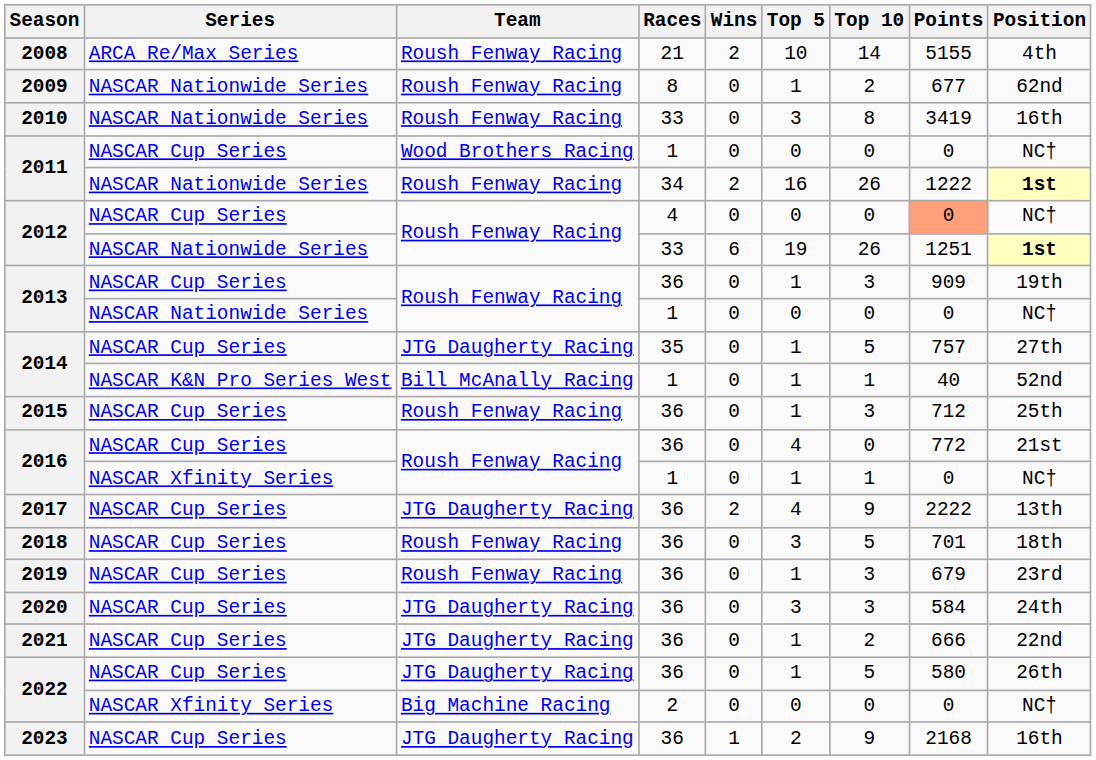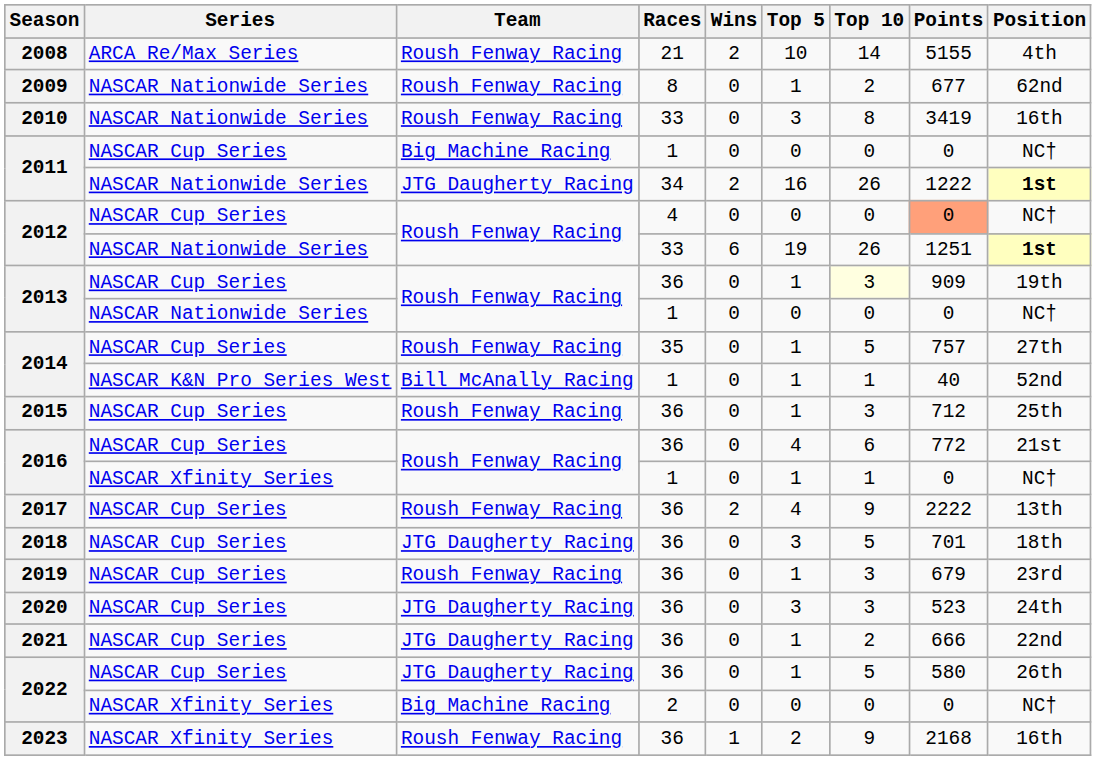(517, 151) Wood Brothers Racing -> (506, 151) Big Machine Racing
(512, 184) Roush Fenway Racing -> (517, 184) JTG Daugherty Racing
(869, 282) no background -> (869, 282) lightyellow background
(517, 347) JTG Daugherty Racing -> (512, 347) Roush Fenway Racing
(869, 445) 0 -> (869, 445) 6
(517, 510) JTG Daugherty Racing -> (512, 510) Roush Fenway Racing
(512, 543) Roush Fenway Racing -> (517, 543) JTG Daugherty Racing
(949, 608) 584 -> (949, 608) 523
(188, 739) NASCAR Cup Series -> (211, 739) NASCAR Xfinity Series
(517, 739) JTG Daugherty Racing -> (512, 739) Roush Fenway Racing
